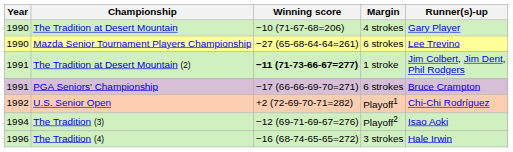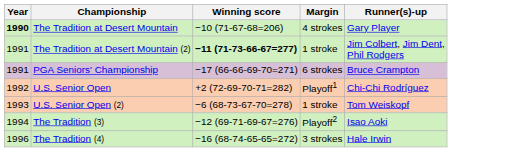(18, 28) normal -> (18, 28) bold
- row: (142, 43)
+ row: (79, 104)
